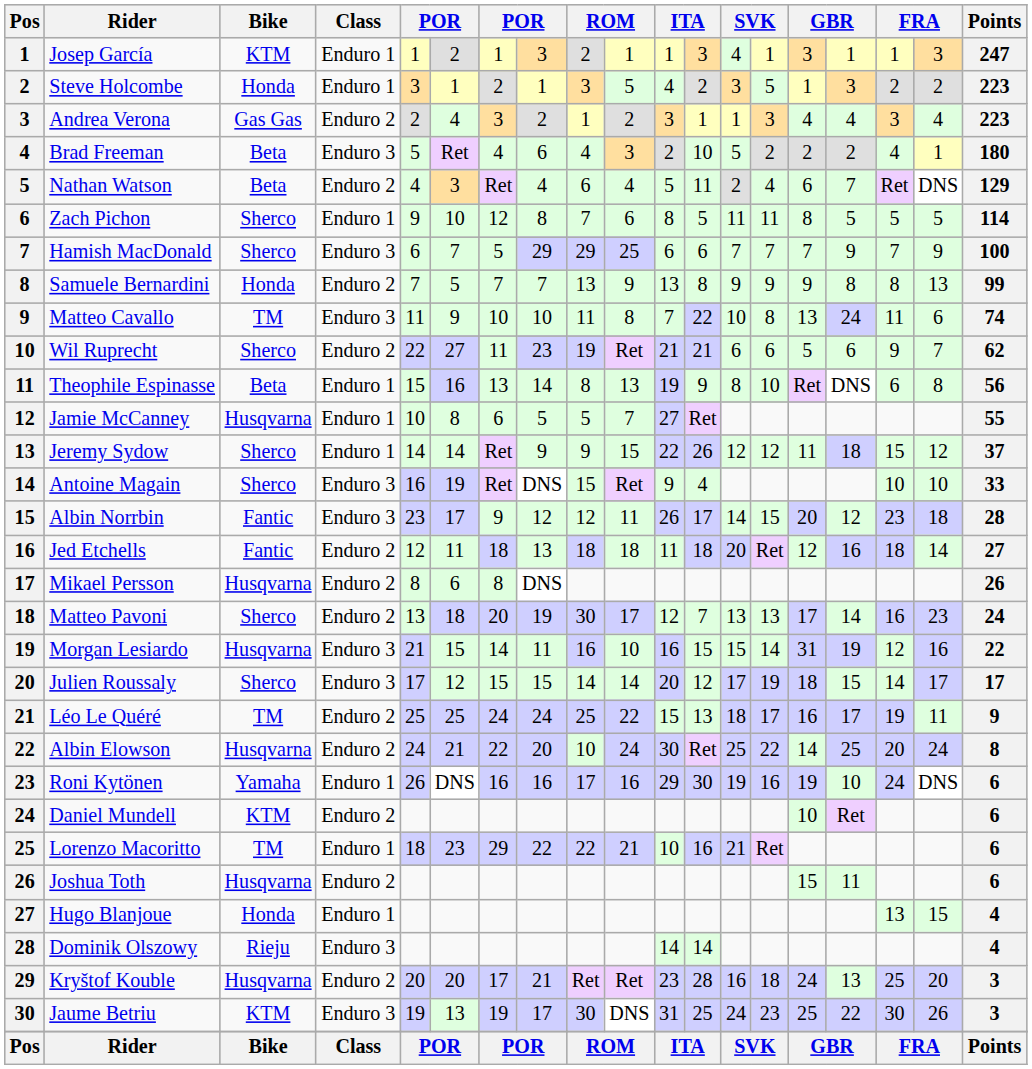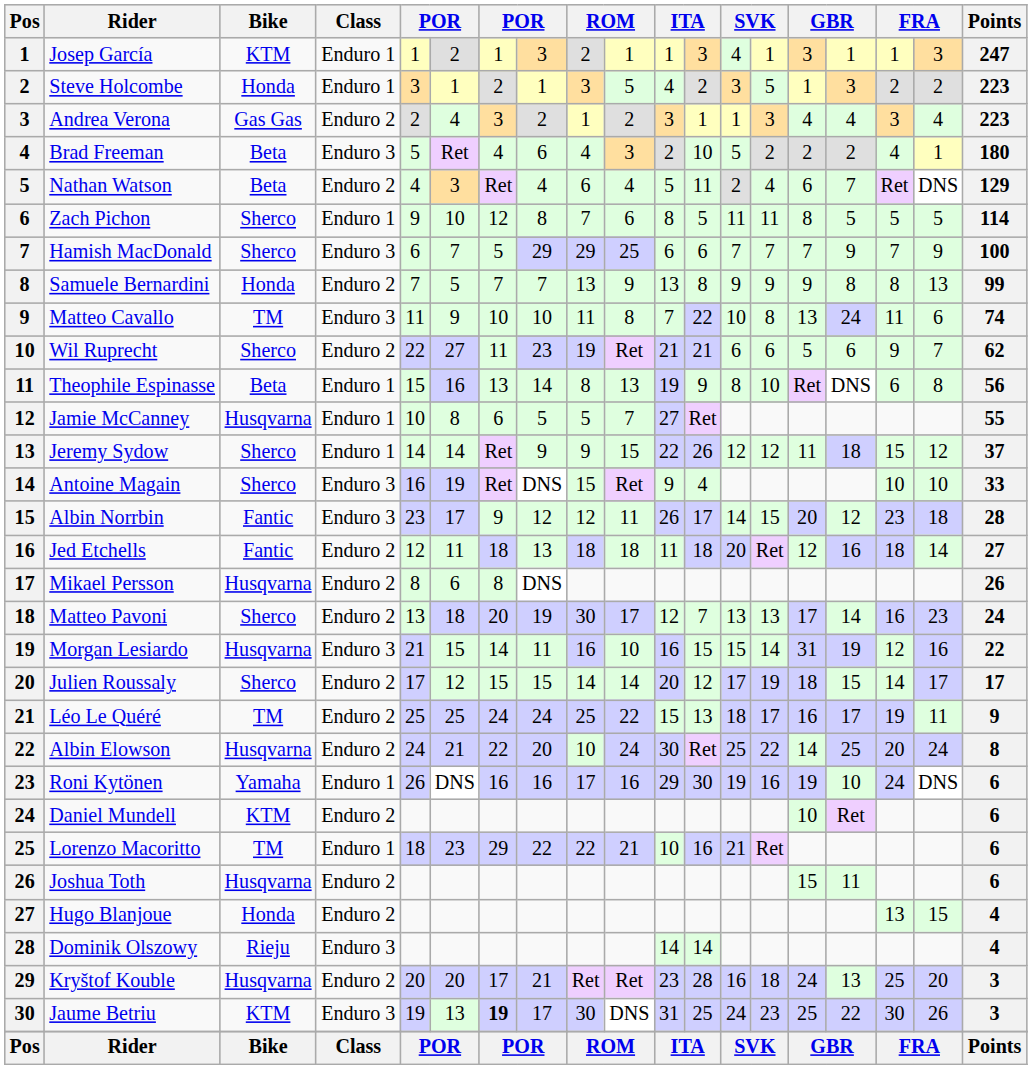(358, 683) Enduro 3 -> (358, 683) Enduro 2
(358, 915) Enduro 1 -> (358, 915) Enduro 2
(498, 1014) normal -> (498, 1014) bold
